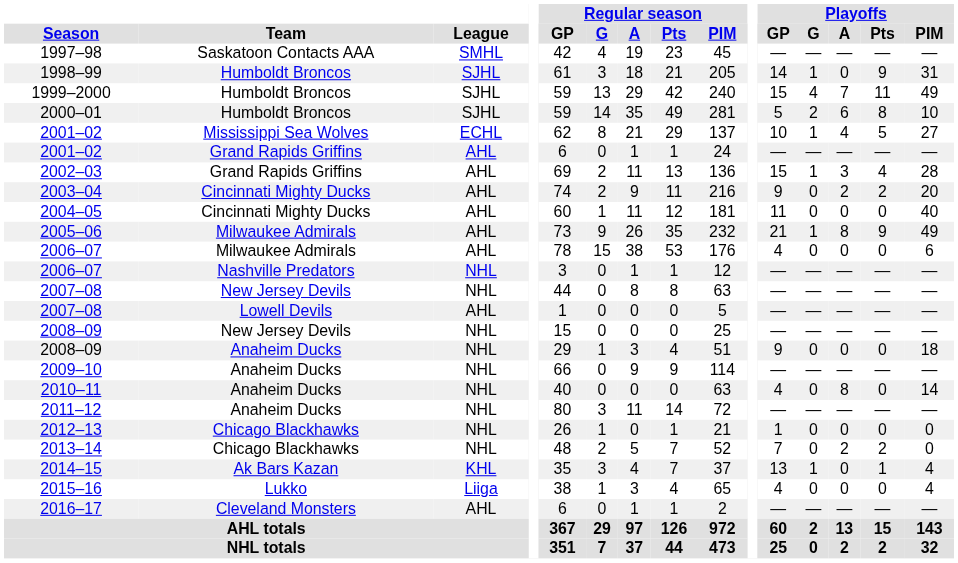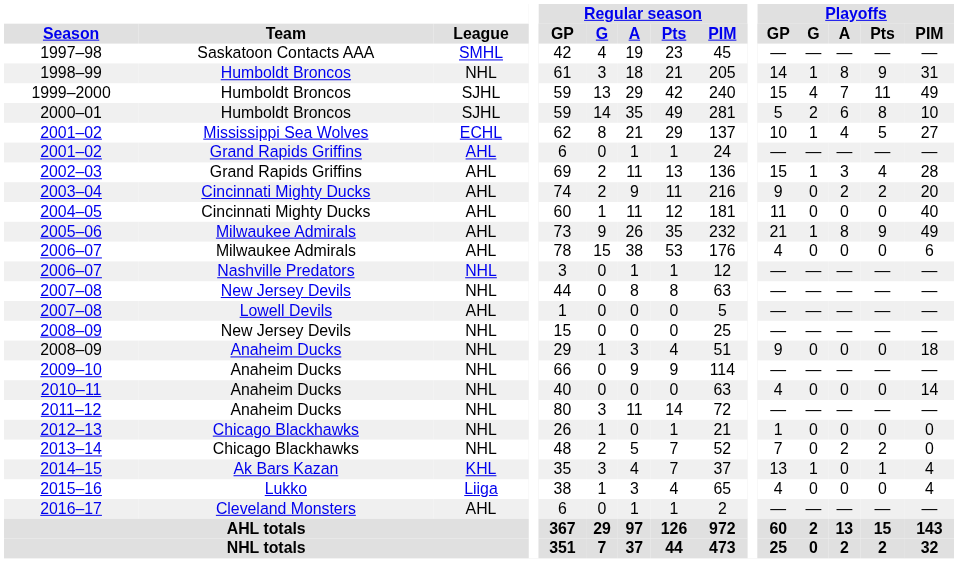(481, 73) SJHL -> (481, 73) NHL
(844, 73) 0 -> (844, 73) 8
(844, 390) 8 -> (844, 390) 0
